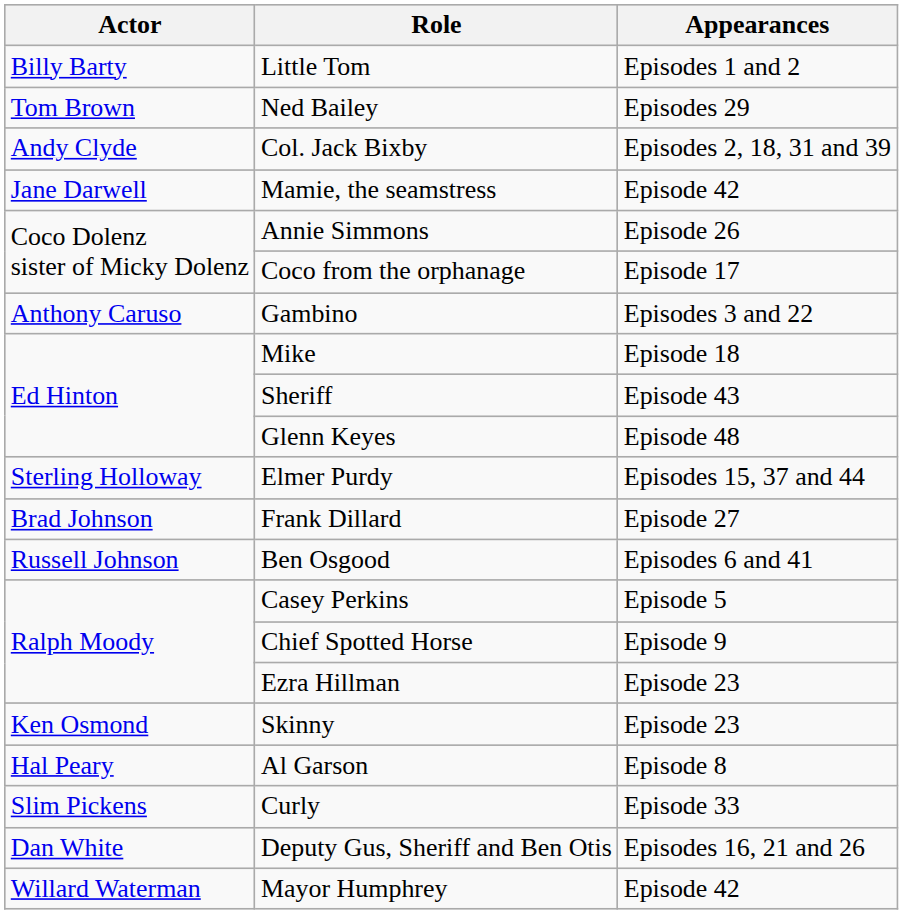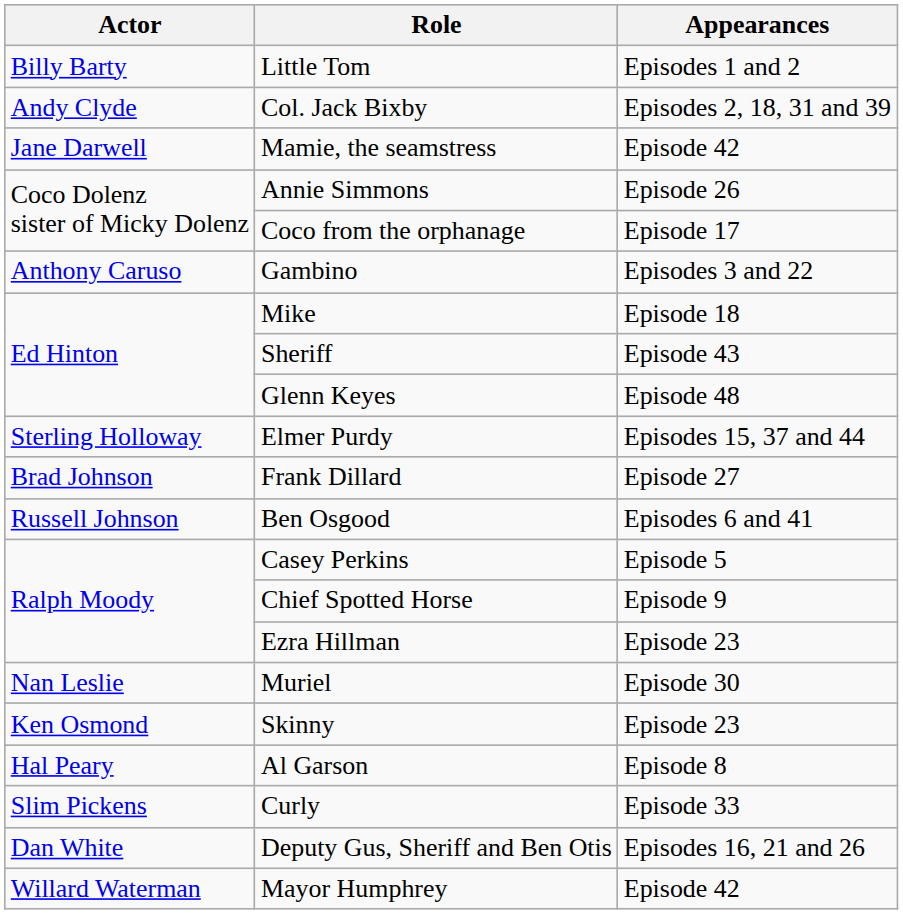- row: (320, 107)
+ row: (296, 682)
